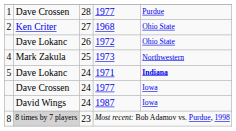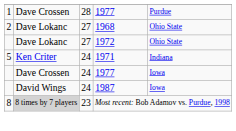(36, 27) Ken Criter -> (41, 27) Dave Lokanc
(86, 42) 26 -> (86, 42) 27
- row: (9, 57)
(41, 73) Dave Lokanc -> (36, 57) Ken Criter
(155, 73) bold -> (161, 57) normal
